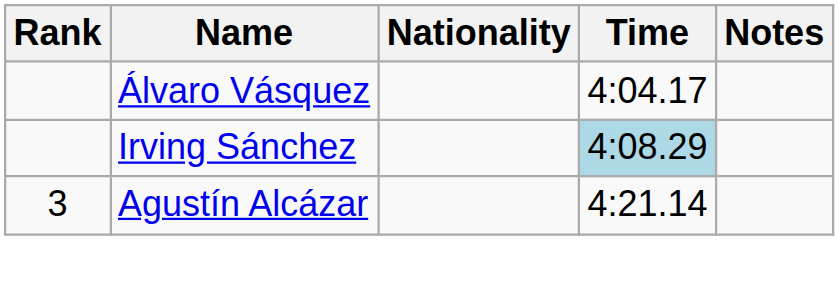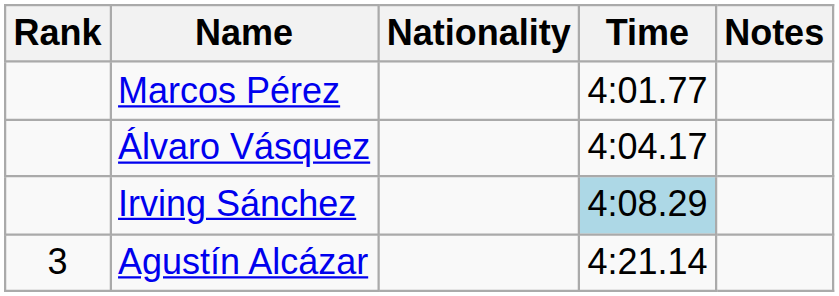+ row: (229, 90)
